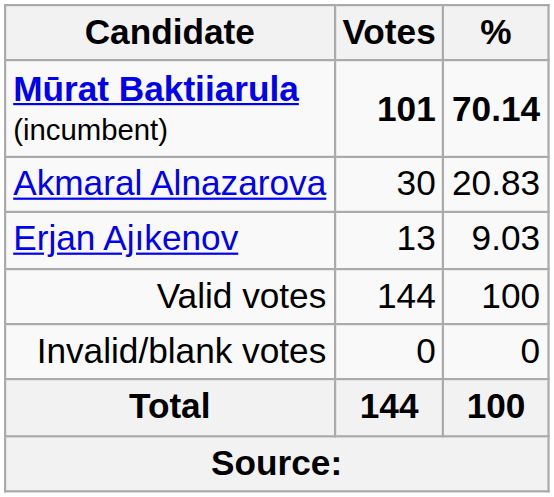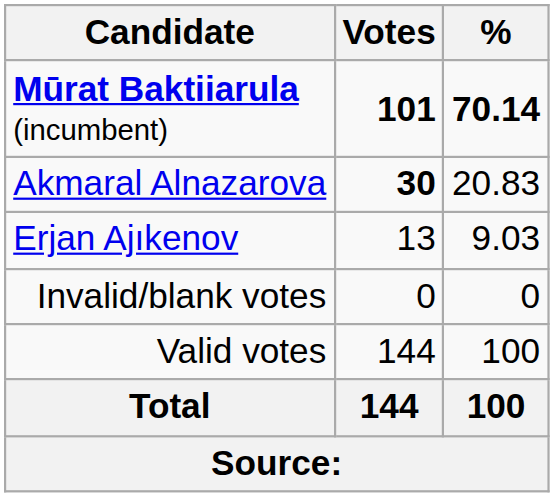(416, 183) normal -> (416, 183) bold
rows swapped: (241, 295) <-> (181, 351)
